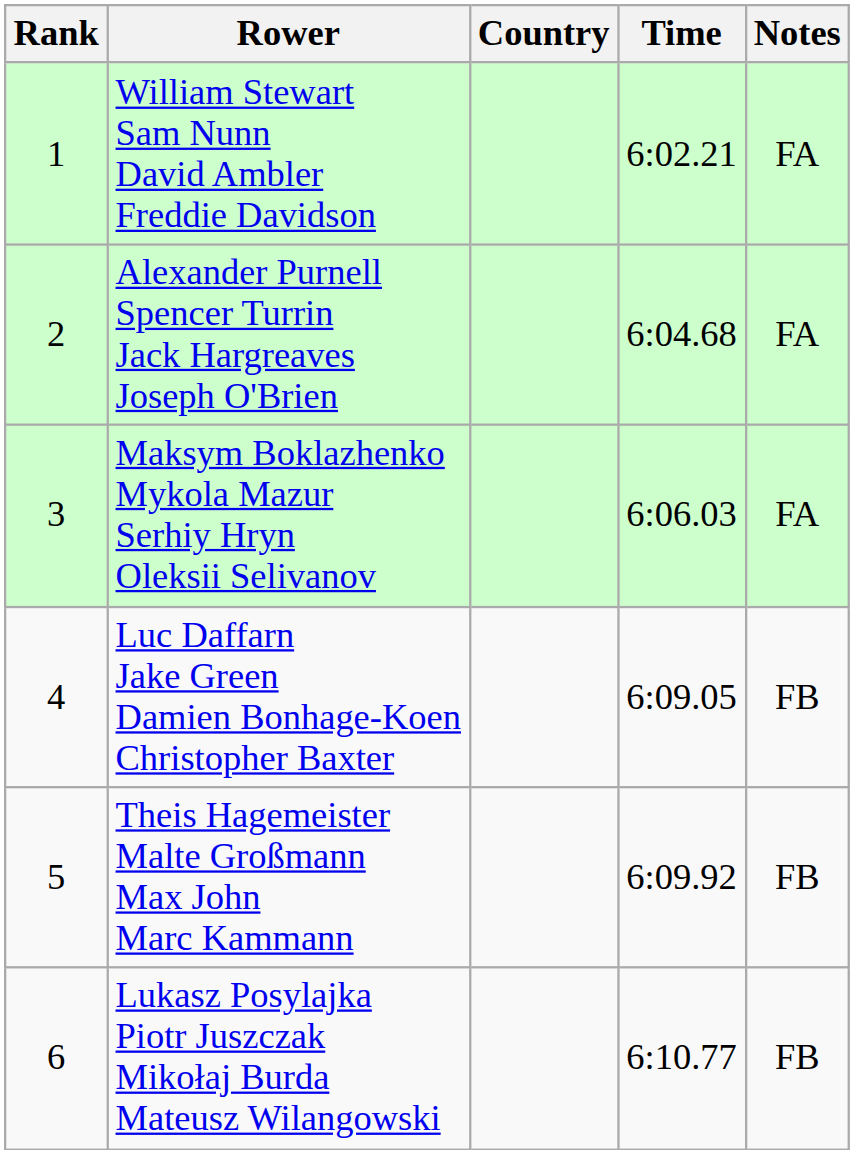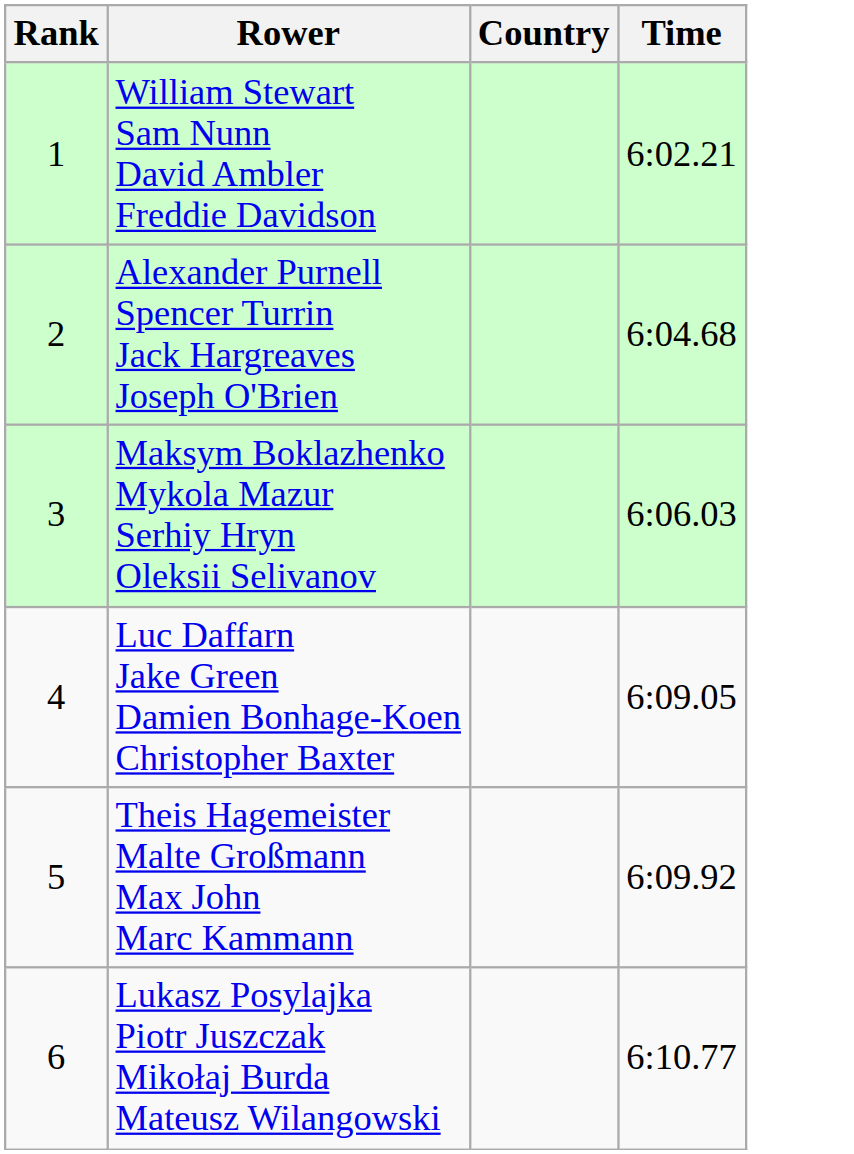- column: (797, 33)
